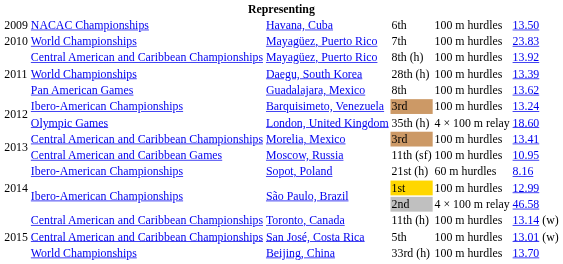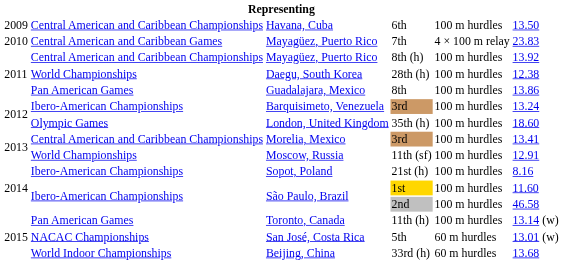(90, 25) NACAC Championships -> (147, 25) Central American and Caribbean Championships
(84, 41) World Championships -> (127, 41) Central American and Caribbean Games
(468, 41) 100 m hurdles -> (472, 41) 4 × 100 m relay
(526, 74) 13.39 -> (526, 74) 12.38
(526, 90) 13.62 -> (526, 90) 13.86
(472, 122) 4 × 100 m relay -> (468, 122) 100 m hurdles
(127, 155) Central American and Caribbean Games -> (84, 155) World Championships
(526, 155) 10.95 -> (526, 155) 12.91
(465, 171) 60 m hurdles -> (468, 171) 100 m hurdles
(526, 188) 12.99 -> (526, 188) 11.60
(472, 204) 4 × 100 m relay -> (468, 204) 100 m hurdles
(147, 220) Central American and Caribbean Championships -> (82, 220) Pan American Games
(147, 236) Central American and Caribbean Championships -> (90, 236) NACAC Championships
(468, 236) 100 m hurdles -> (465, 236) 60 m hurdles
(84, 253) World Championships -> (101, 253) World Indoor Championships
(468, 253) 100 m hurdles -> (465, 253) 60 m hurdles
(526, 253) 13.70 -> (526, 253) 13.68
